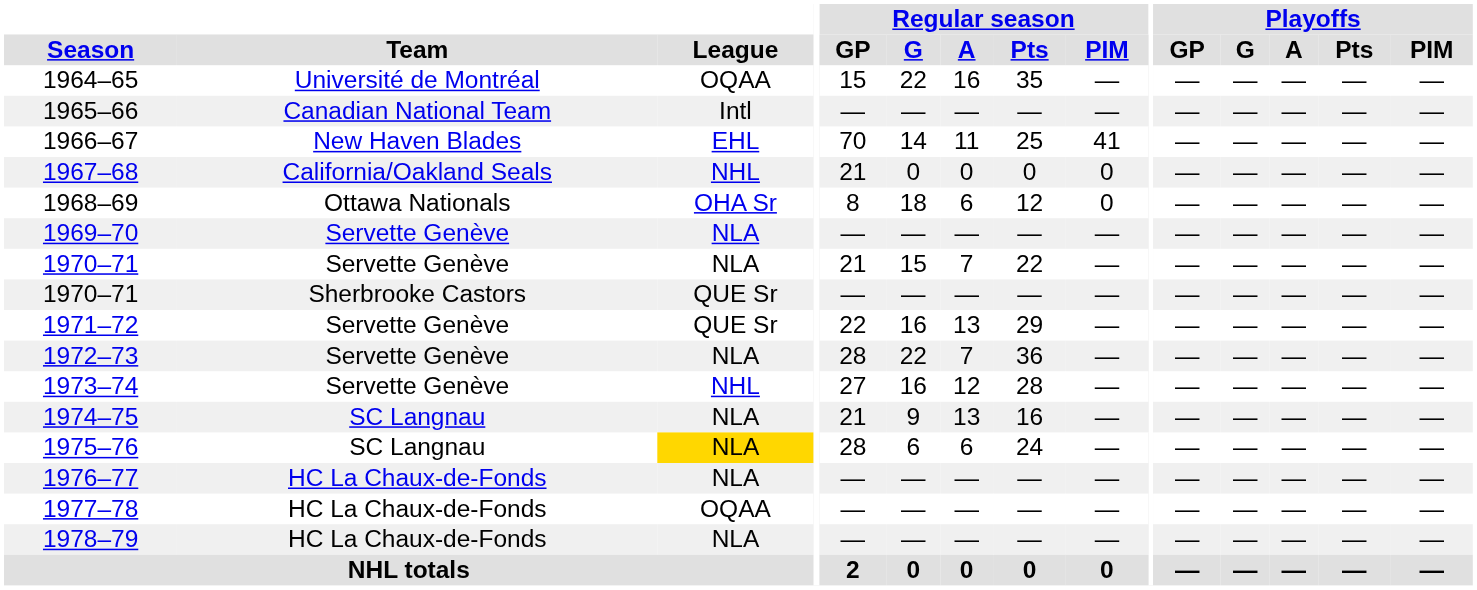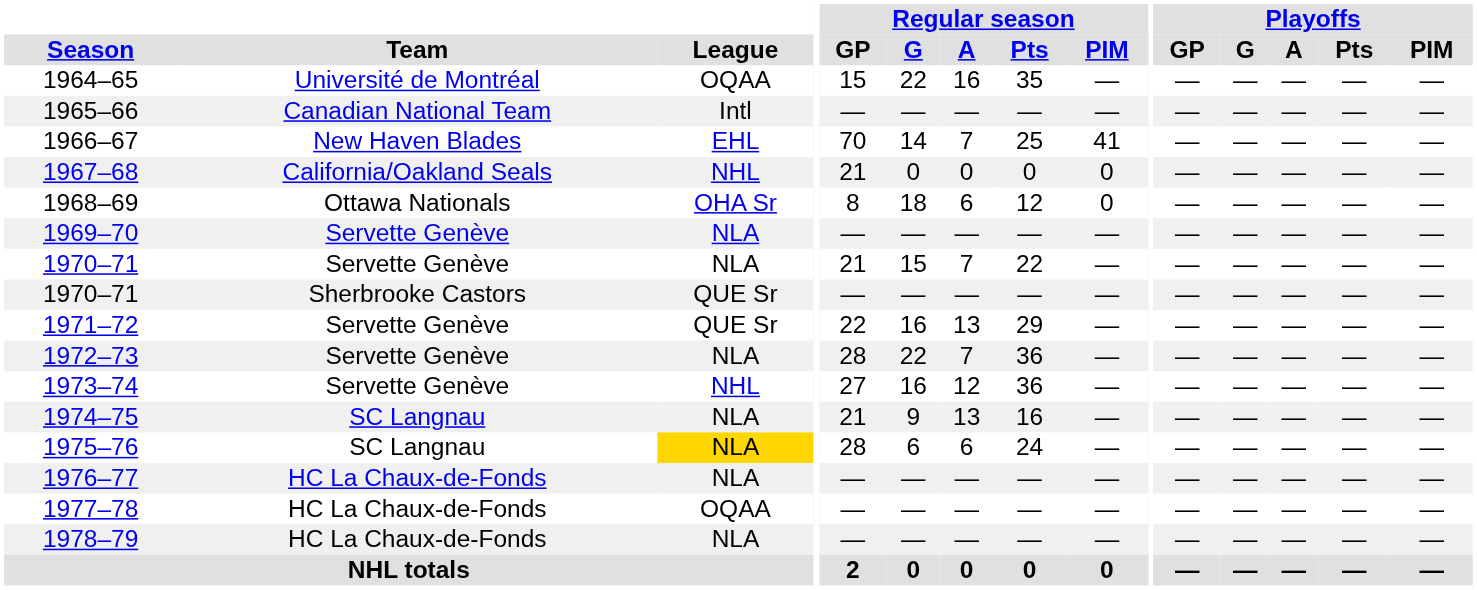(967, 141) 11 -> (967, 141) 7
(1030, 386) 28 -> (1030, 386) 36
